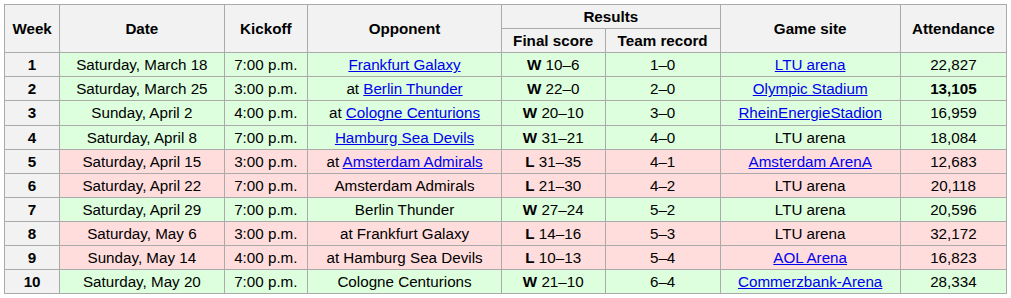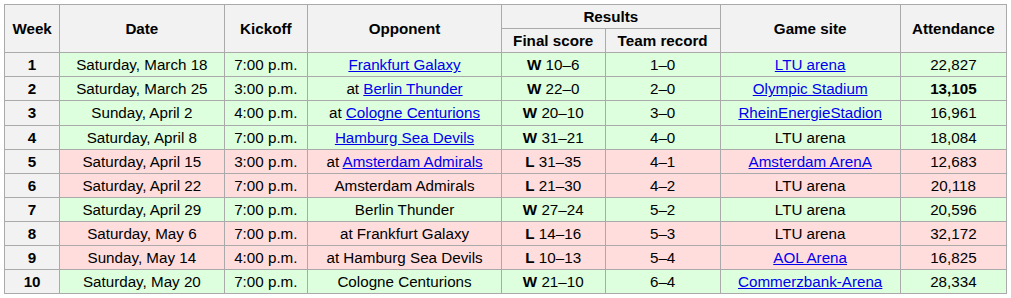(953, 113) 16,959 -> (953, 113) 16,961
(266, 233) 3:00 p.m. -> (266, 233) 7:00 p.m.
(953, 257) 16,823 -> (953, 257) 16,825
